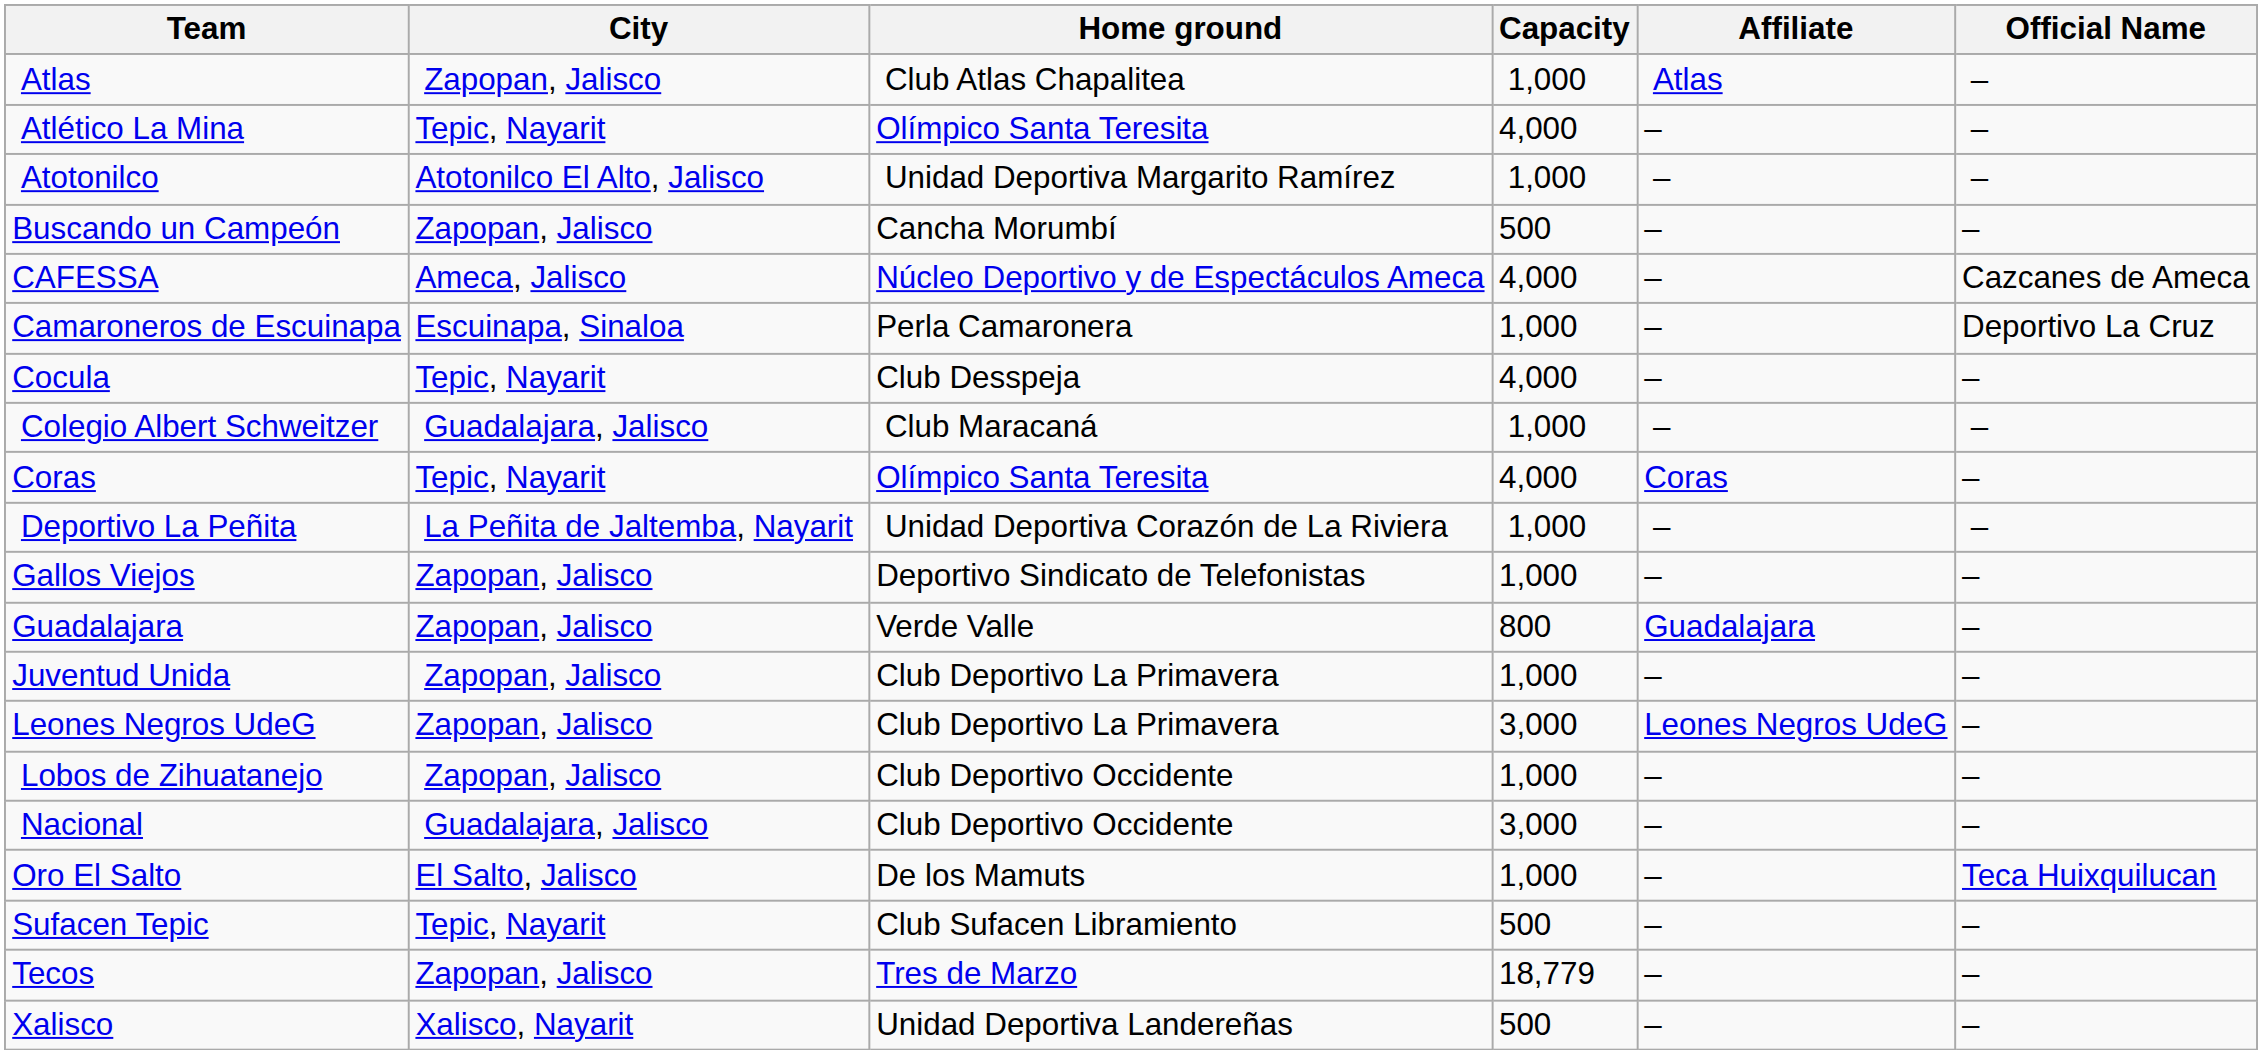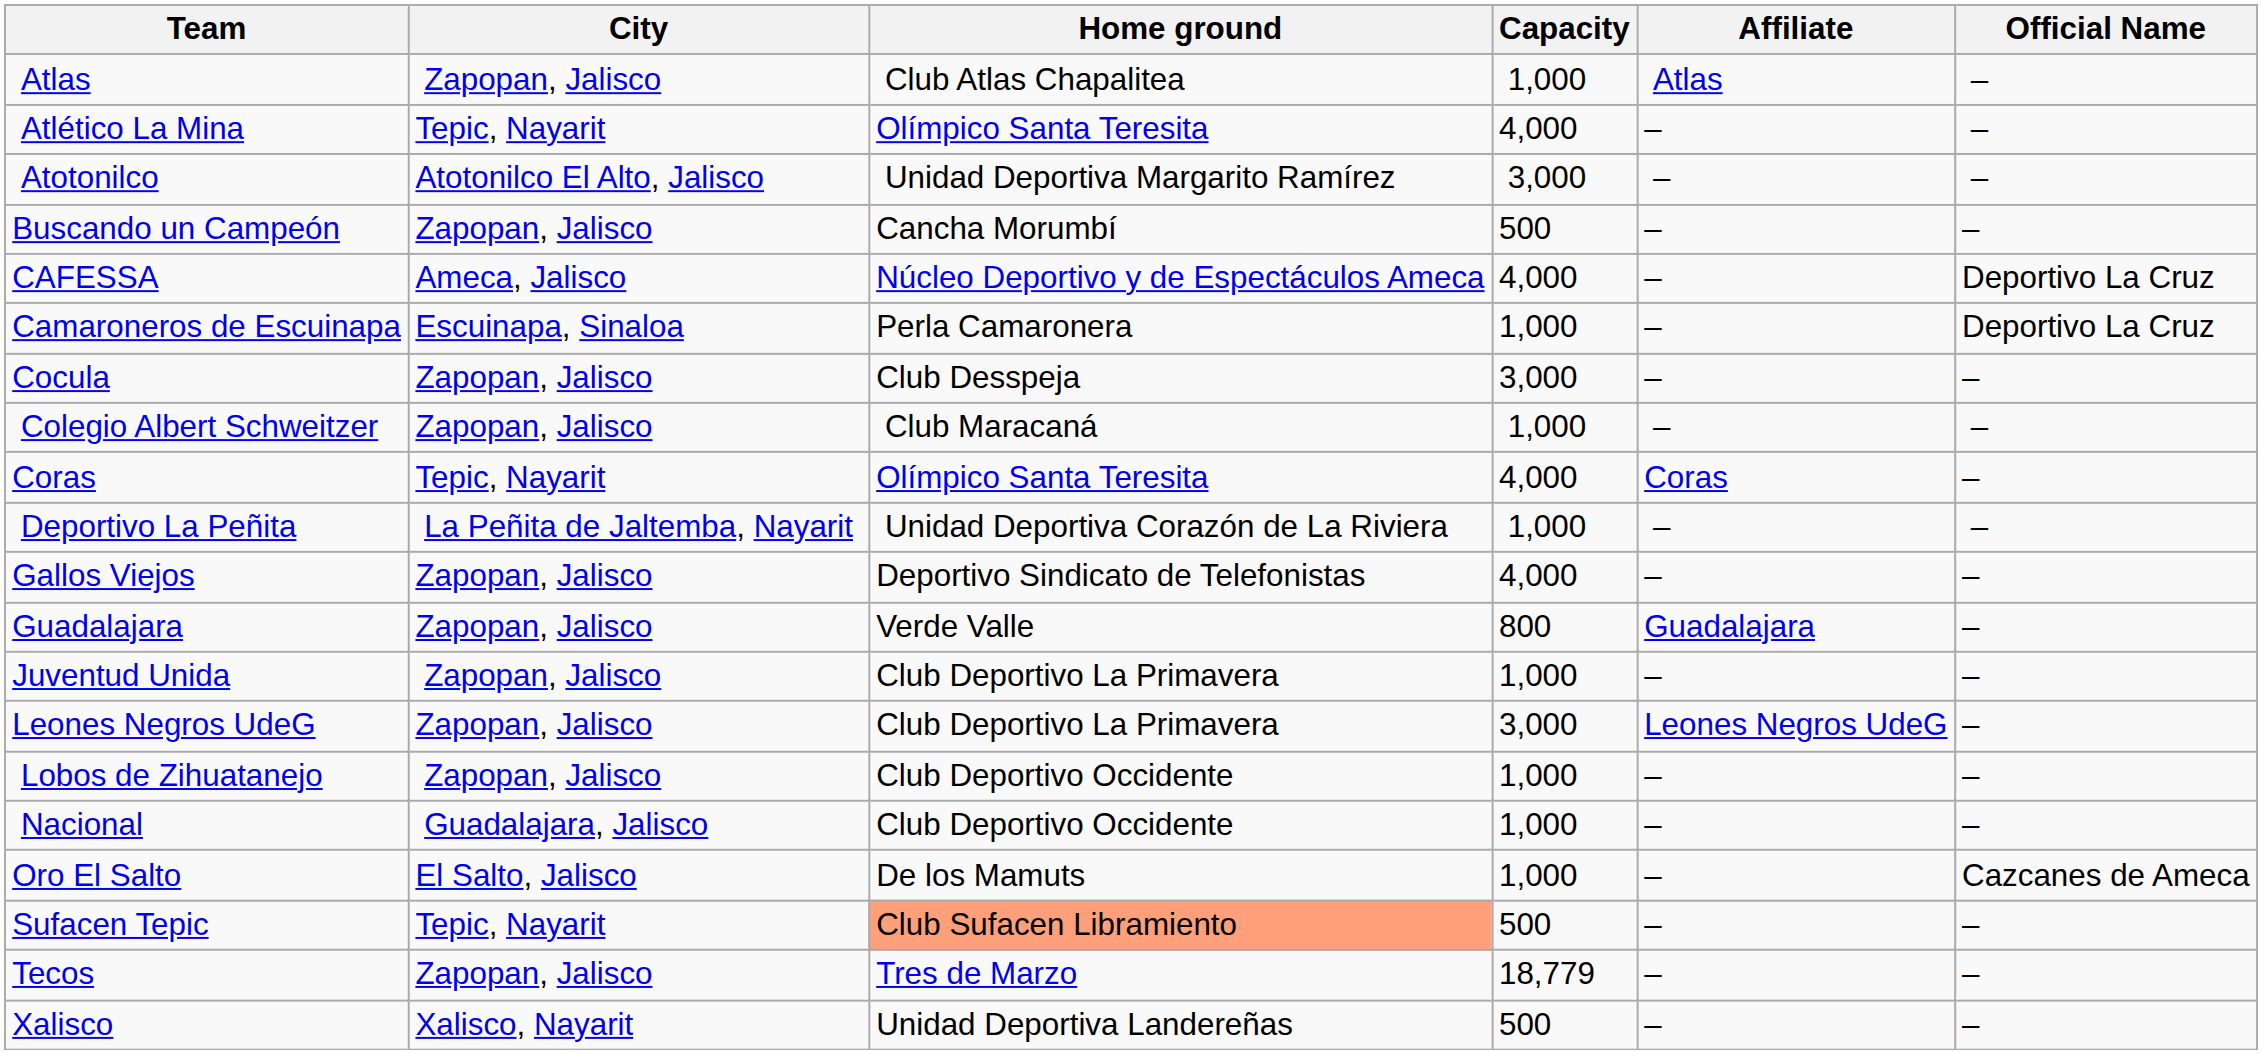(1543, 178) 1,000 -> (1543, 178) 3,000
(2106, 278) Cazcanes de Ameca -> (2088, 278) Deportivo La Cruz
(510, 377) Tepic, Nayarit -> (534, 377) Zapopan, Jalisco
(1538, 377) 4,000 -> (1538, 377) 3,000
(566, 427) Guadalajara, Jalisco -> (534, 427) Zapopan, Jalisco
(1538, 576) 1,000 -> (1538, 576) 4,000
(1538, 825) 3,000 -> (1538, 825) 1,000
(2089, 874) Teca Huixquilucan -> (2106, 874) Cazcanes de Ameca
(1057, 924) no background -> (1057, 924) lightsalmon background
